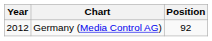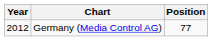(186, 28) 92 -> (186, 28) 77
